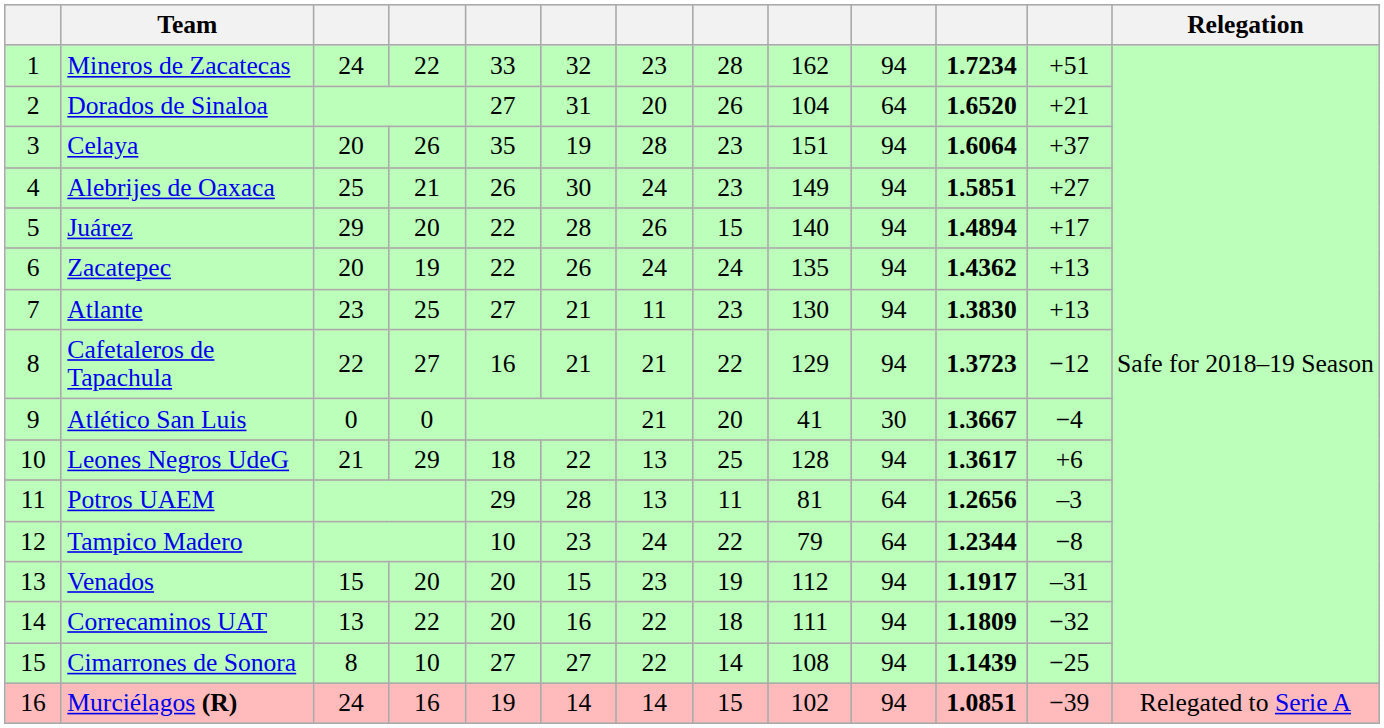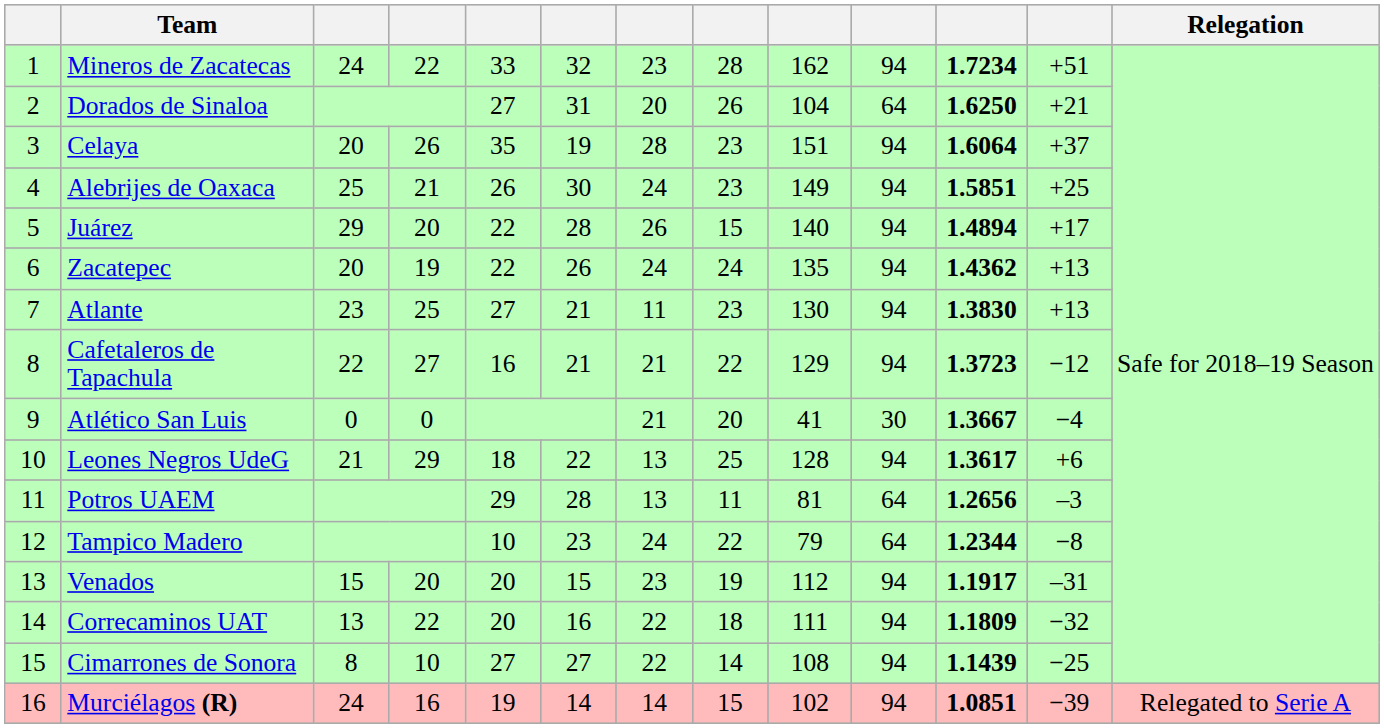(982, 106) 1.6520 -> (982, 106) 1.6250
(1069, 187) +27 -> (1069, 187) +25
